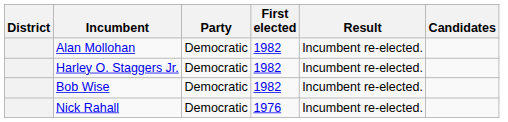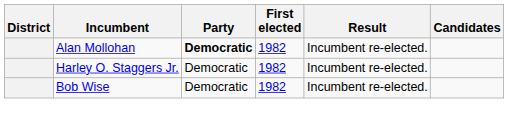(216, 48) normal -> (219, 48) bold
- row: (88, 107)
